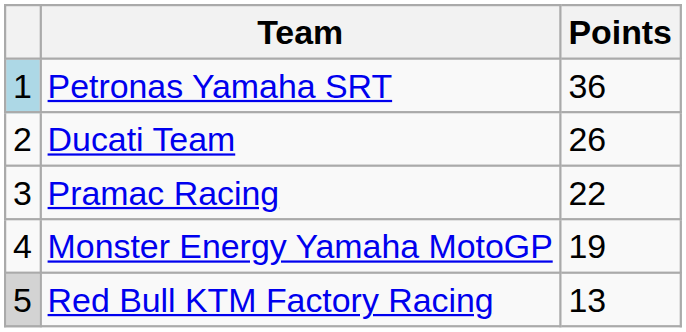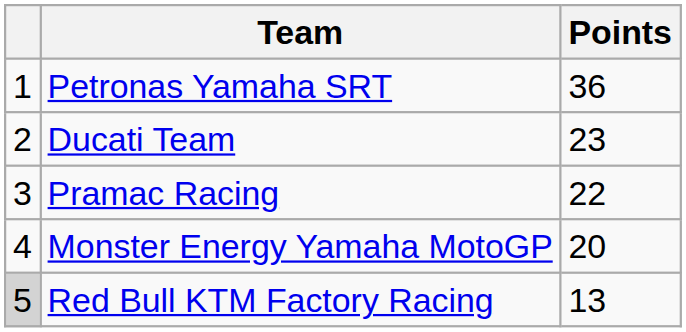(22, 86) lightblue background -> (22, 86) no background
(587, 139) 26 -> (587, 139) 23
(587, 247) 19 -> (587, 247) 20
